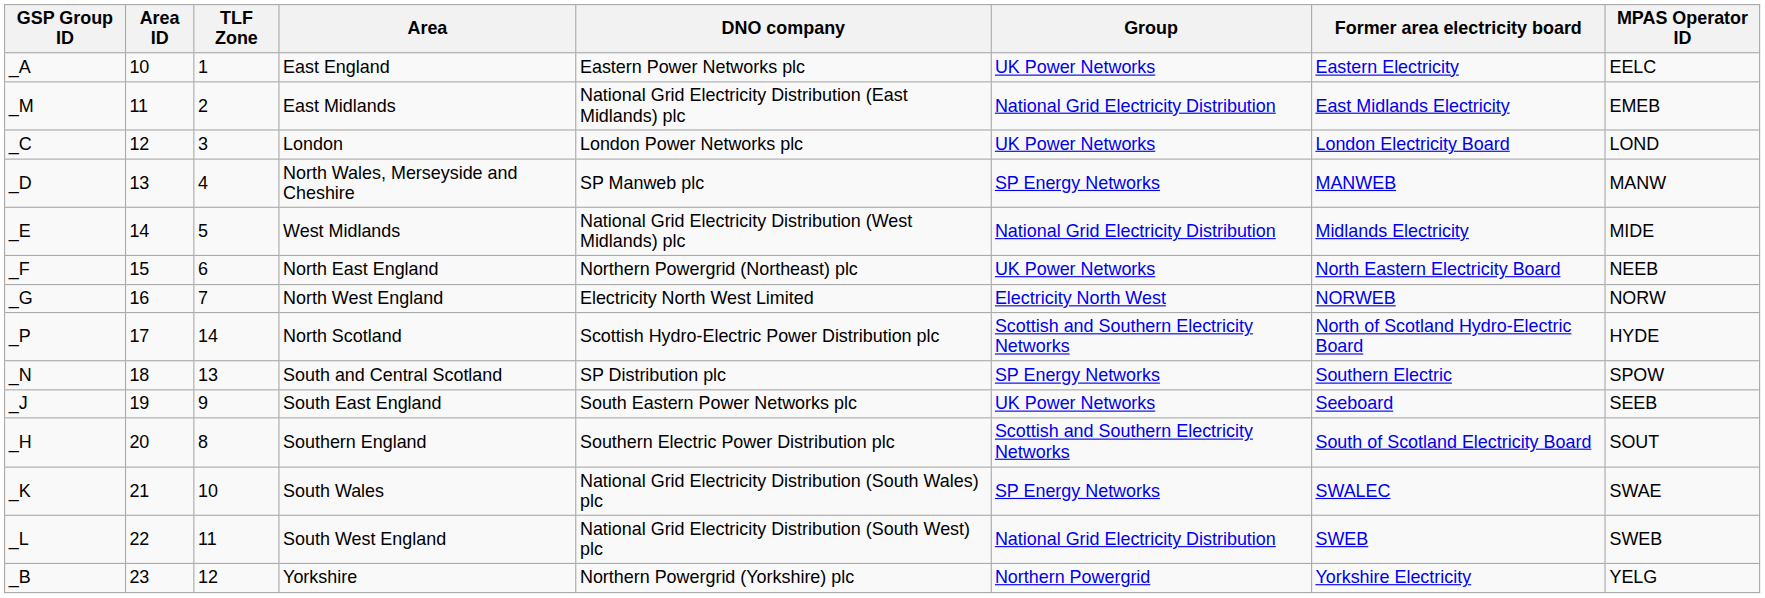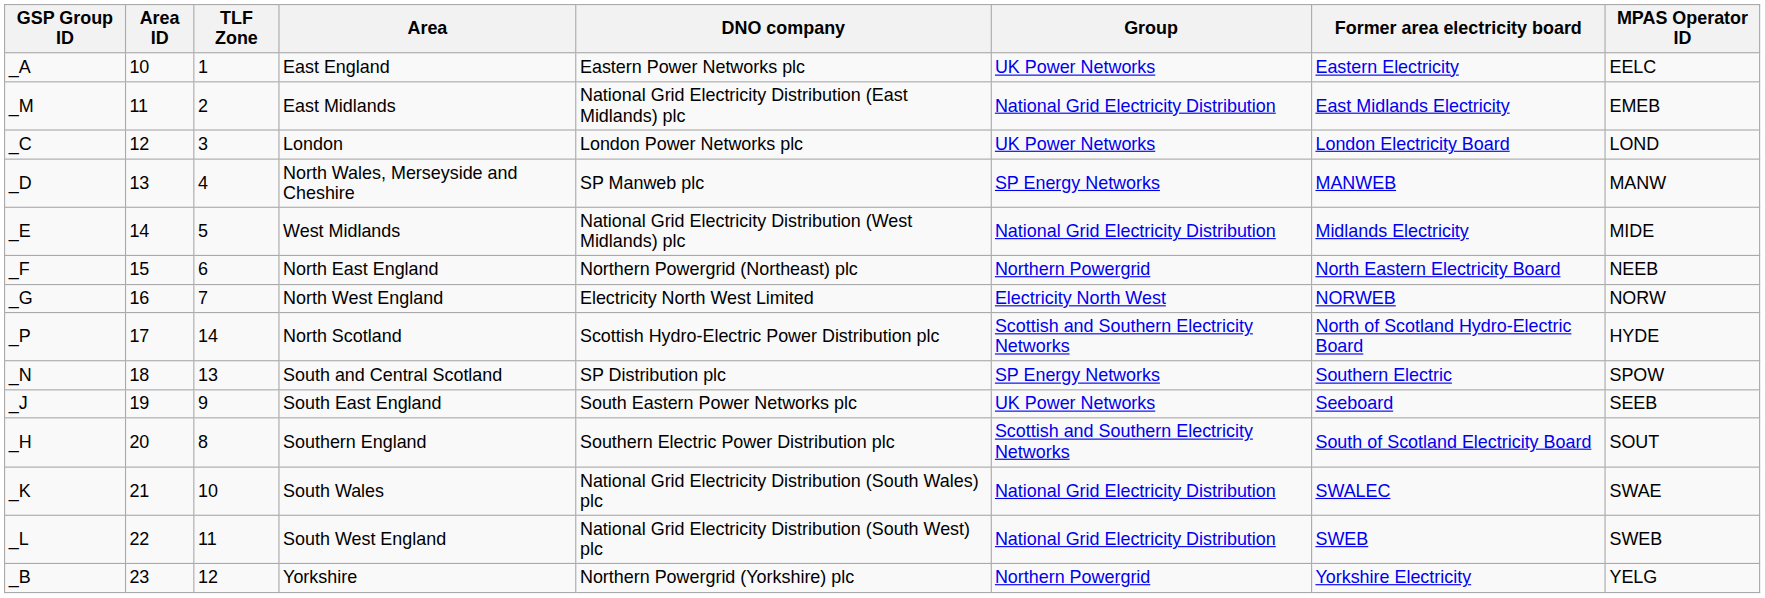(1075, 269) UK Power Networks -> (1073, 269) Northern Powergrid
(1077, 490) SP Energy Networks -> (1135, 490) National Grid Electricity Distribution
